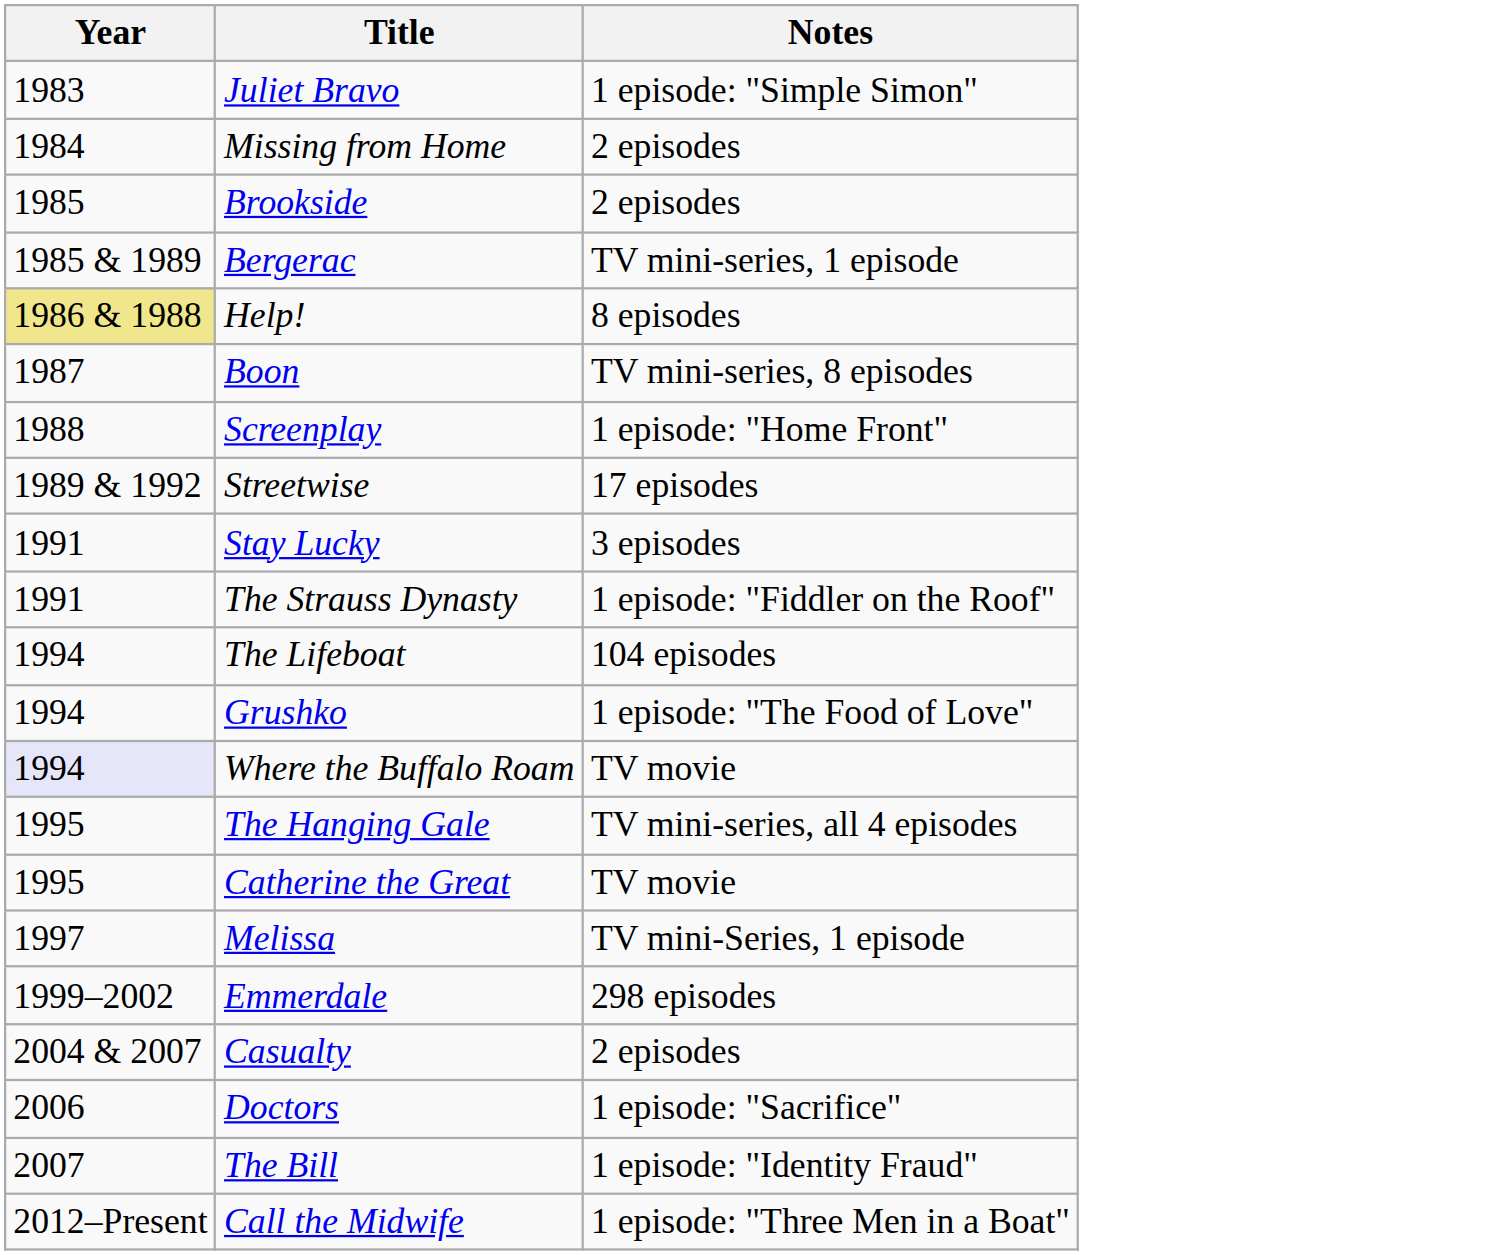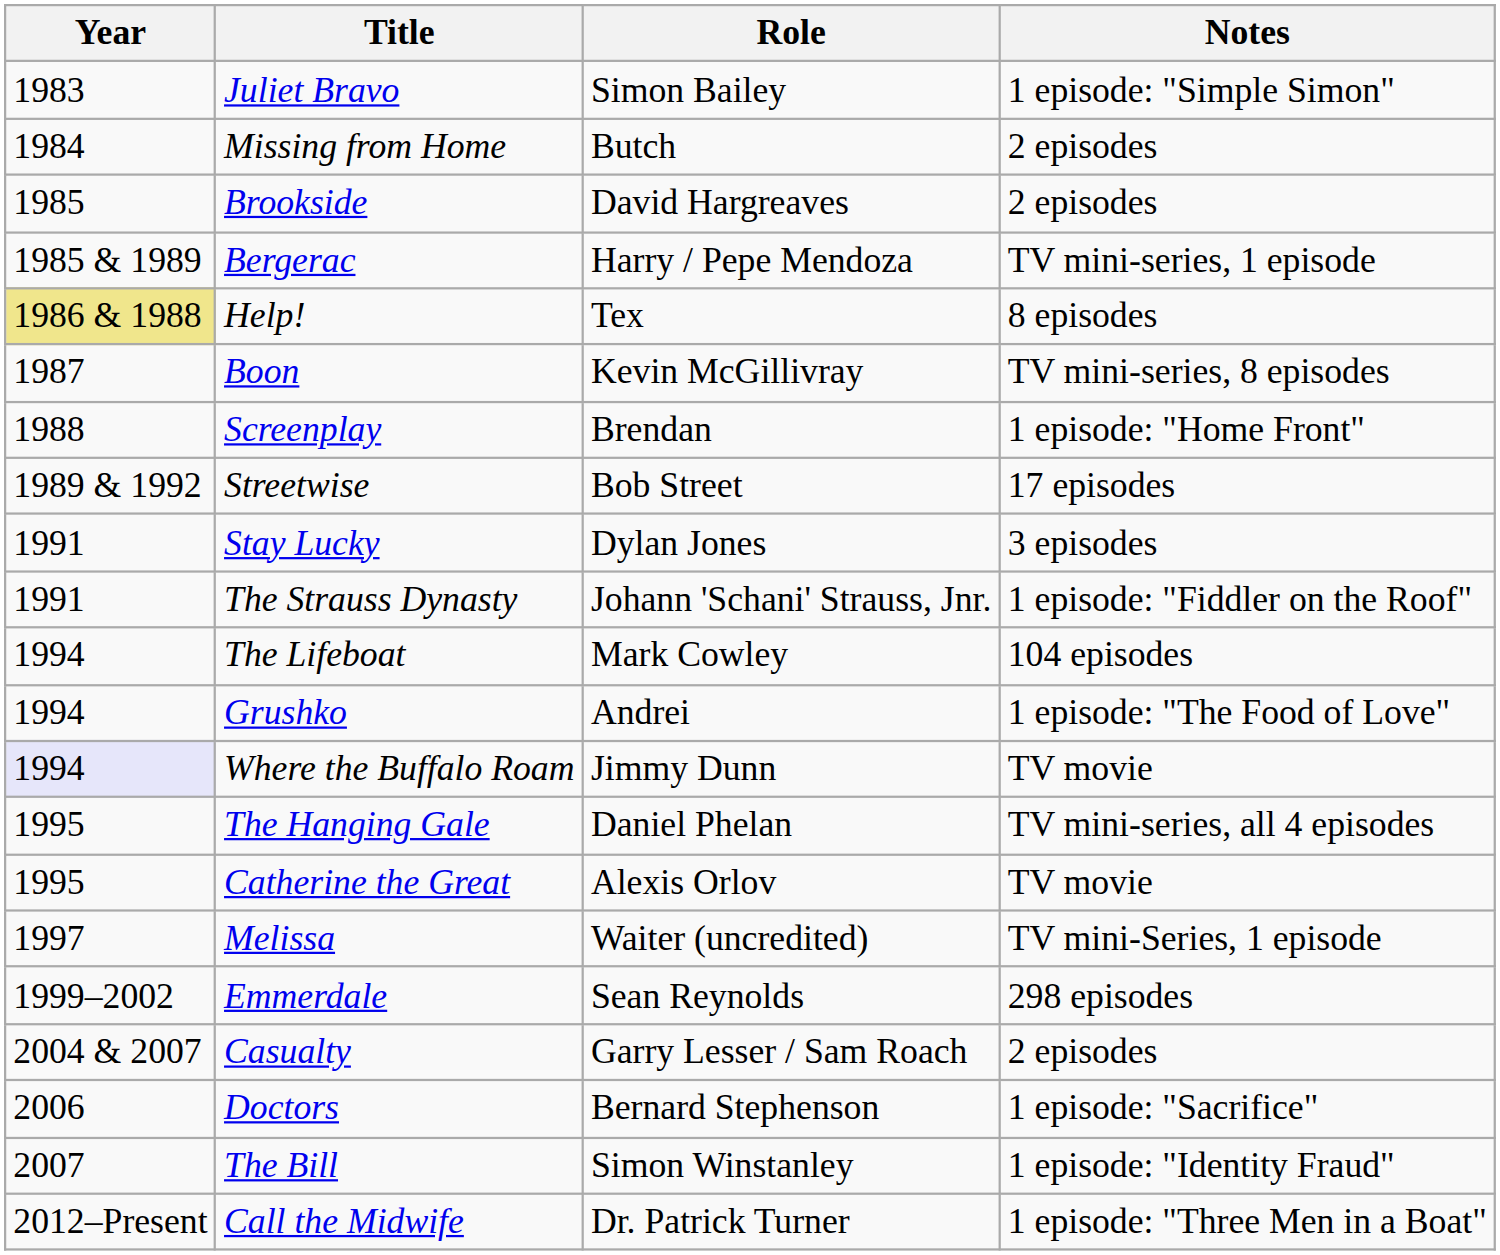+ column: (791, 32)
